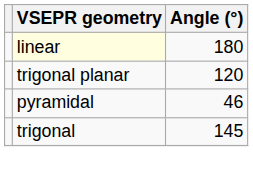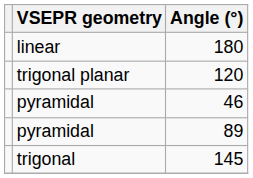(39, 46) lightyellow background -> (39, 46) no background
+ row: (233, 131)
